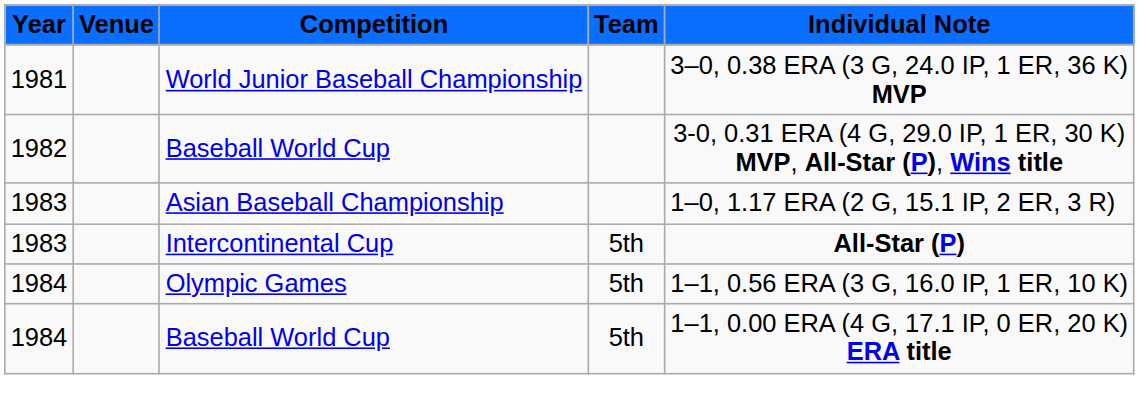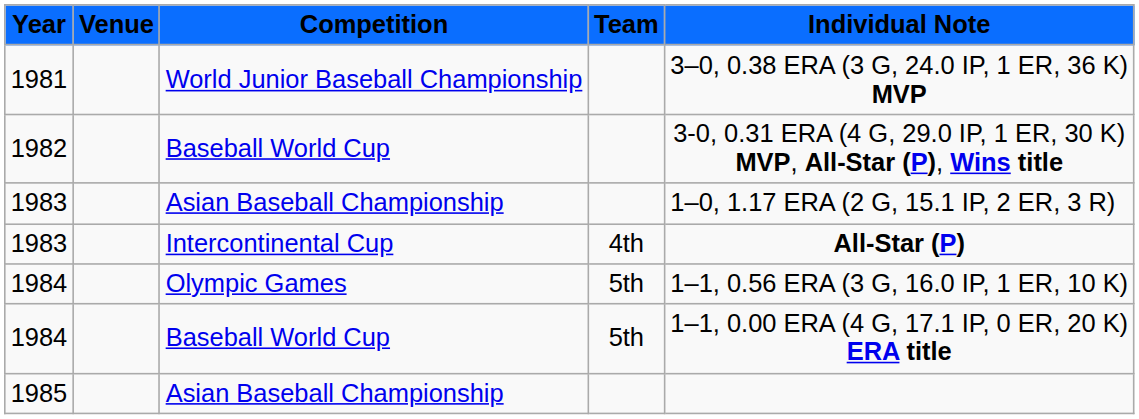(626, 243) 5th -> (626, 243) 4th
+ row: (39, 392)
